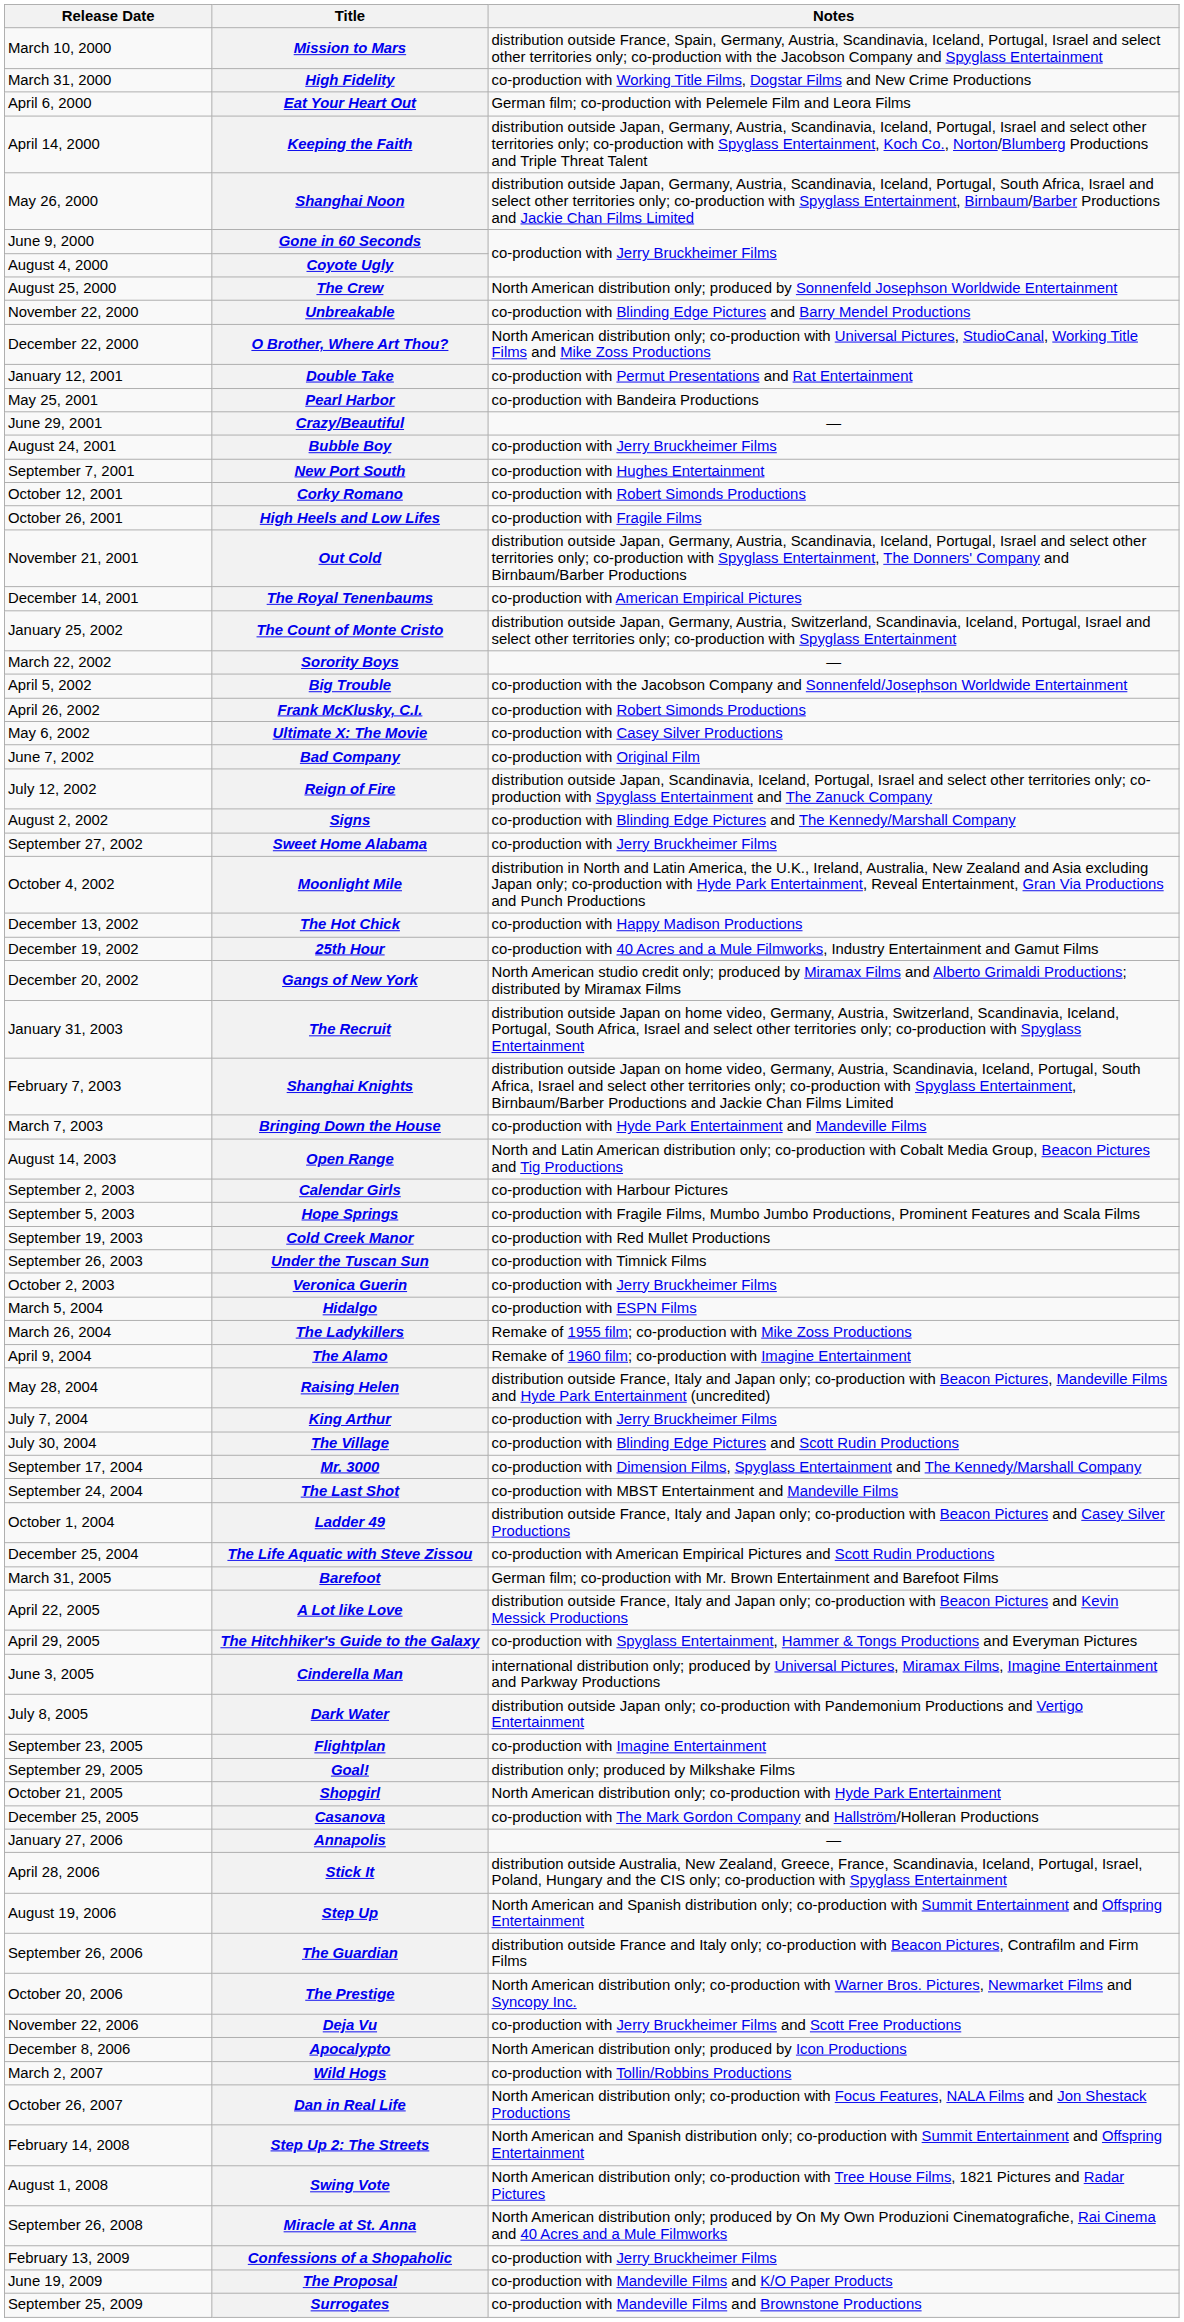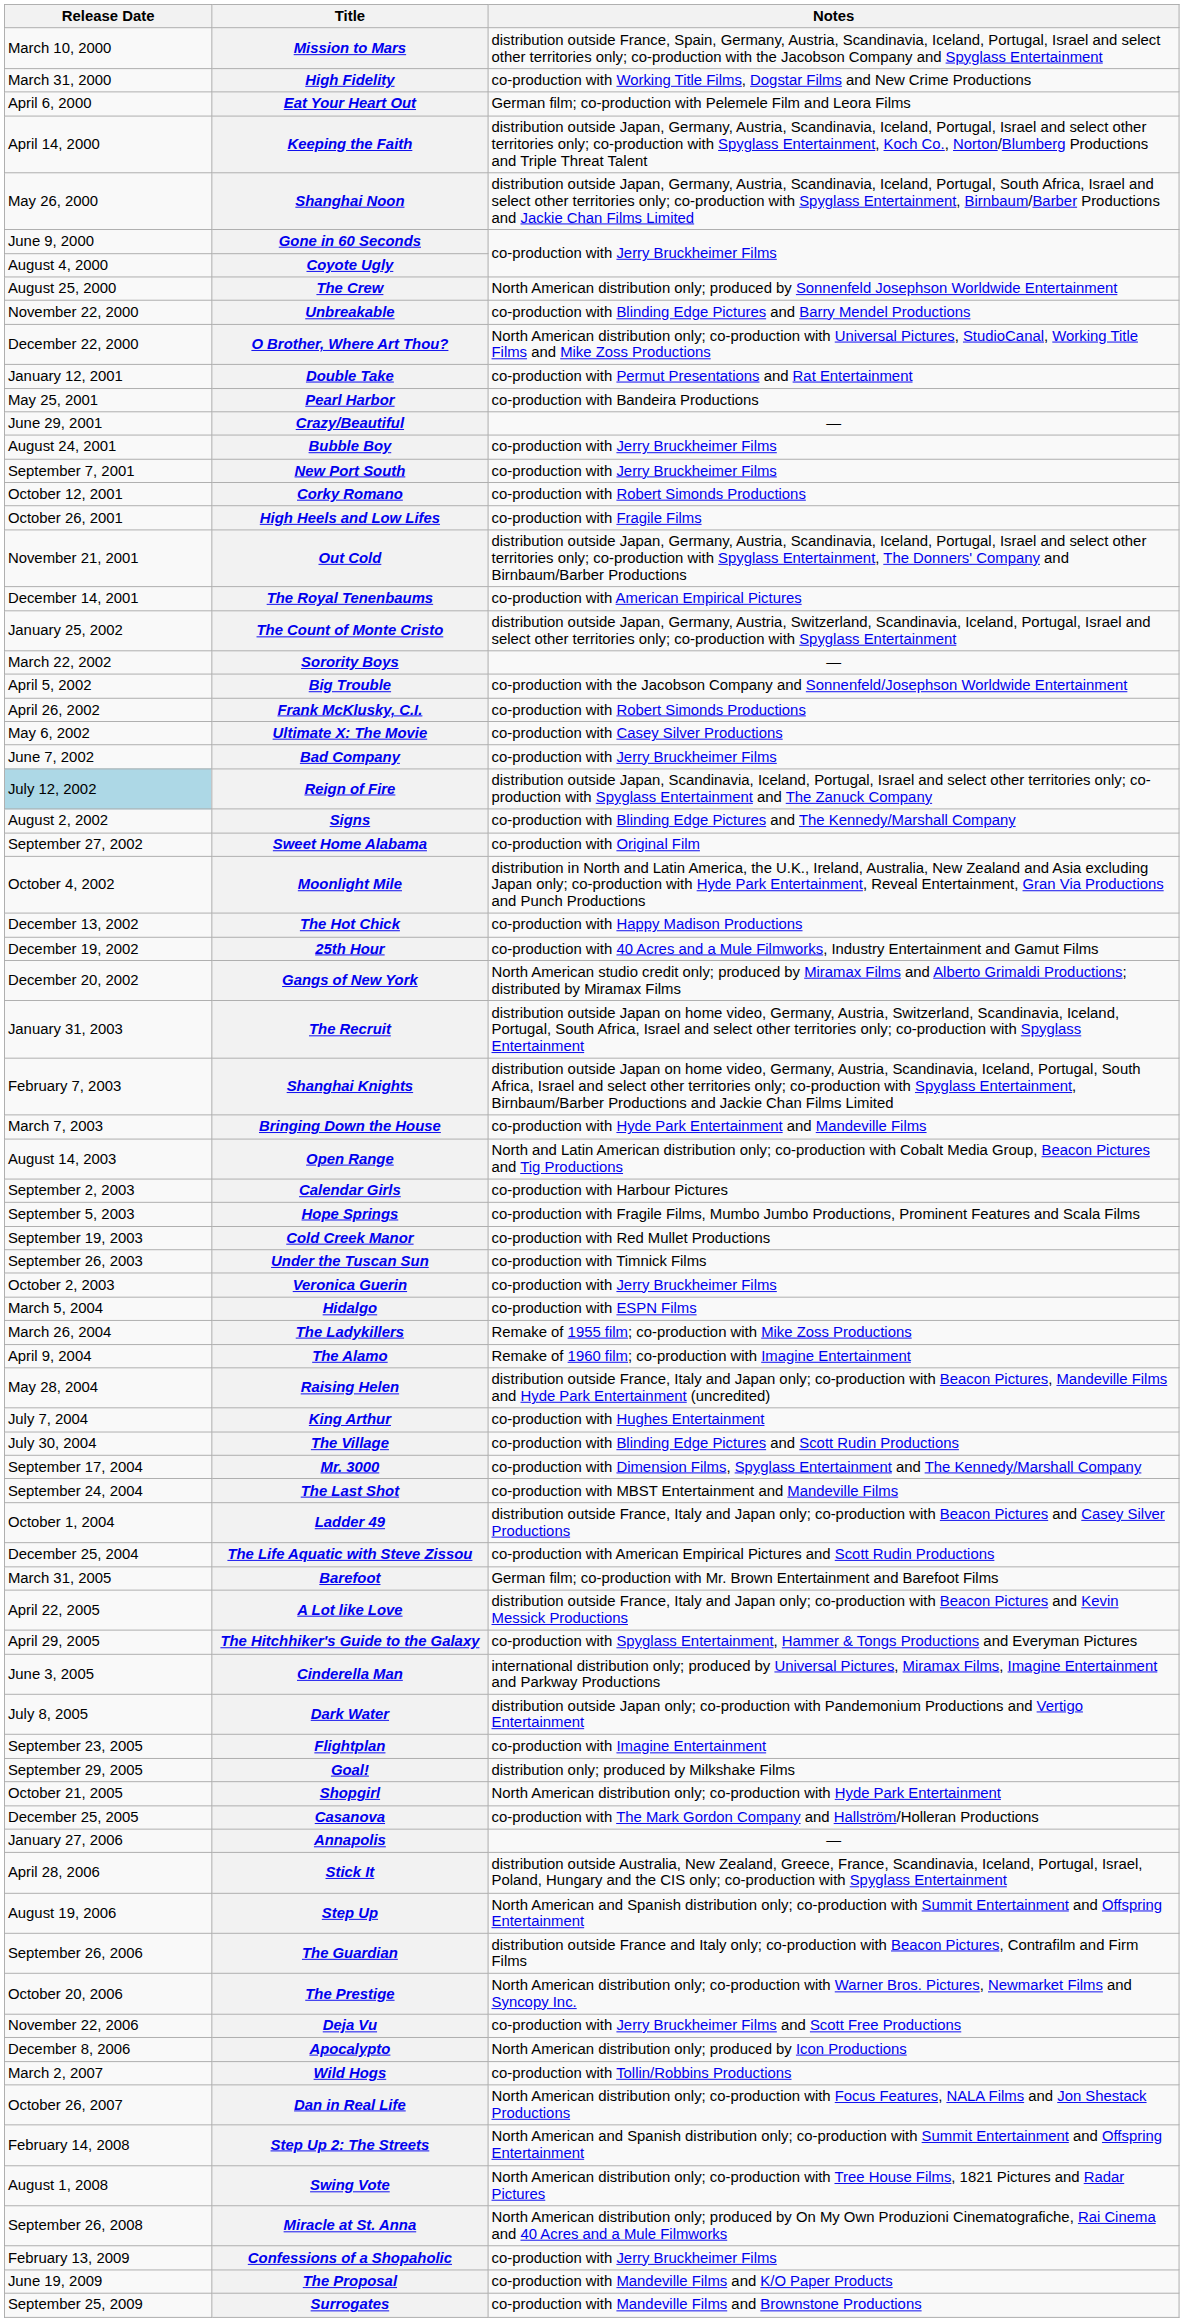(628, 470) co-production with Hughes Entertainment -> (634, 470) co-production with Jerry Bruckheimer Films
(596, 756) co-production with Original Film -> (634, 756) co-production with Jerry Bruckheimer Films
(52, 788) no background -> (52, 788) lightblue background
(634, 844) co-production with Jerry Bruckheimer Films -> (596, 844) co-production with Original Film
(634, 1419) co-production with Jerry Bruckheimer Films -> (628, 1419) co-production with Hughes Entertainment
